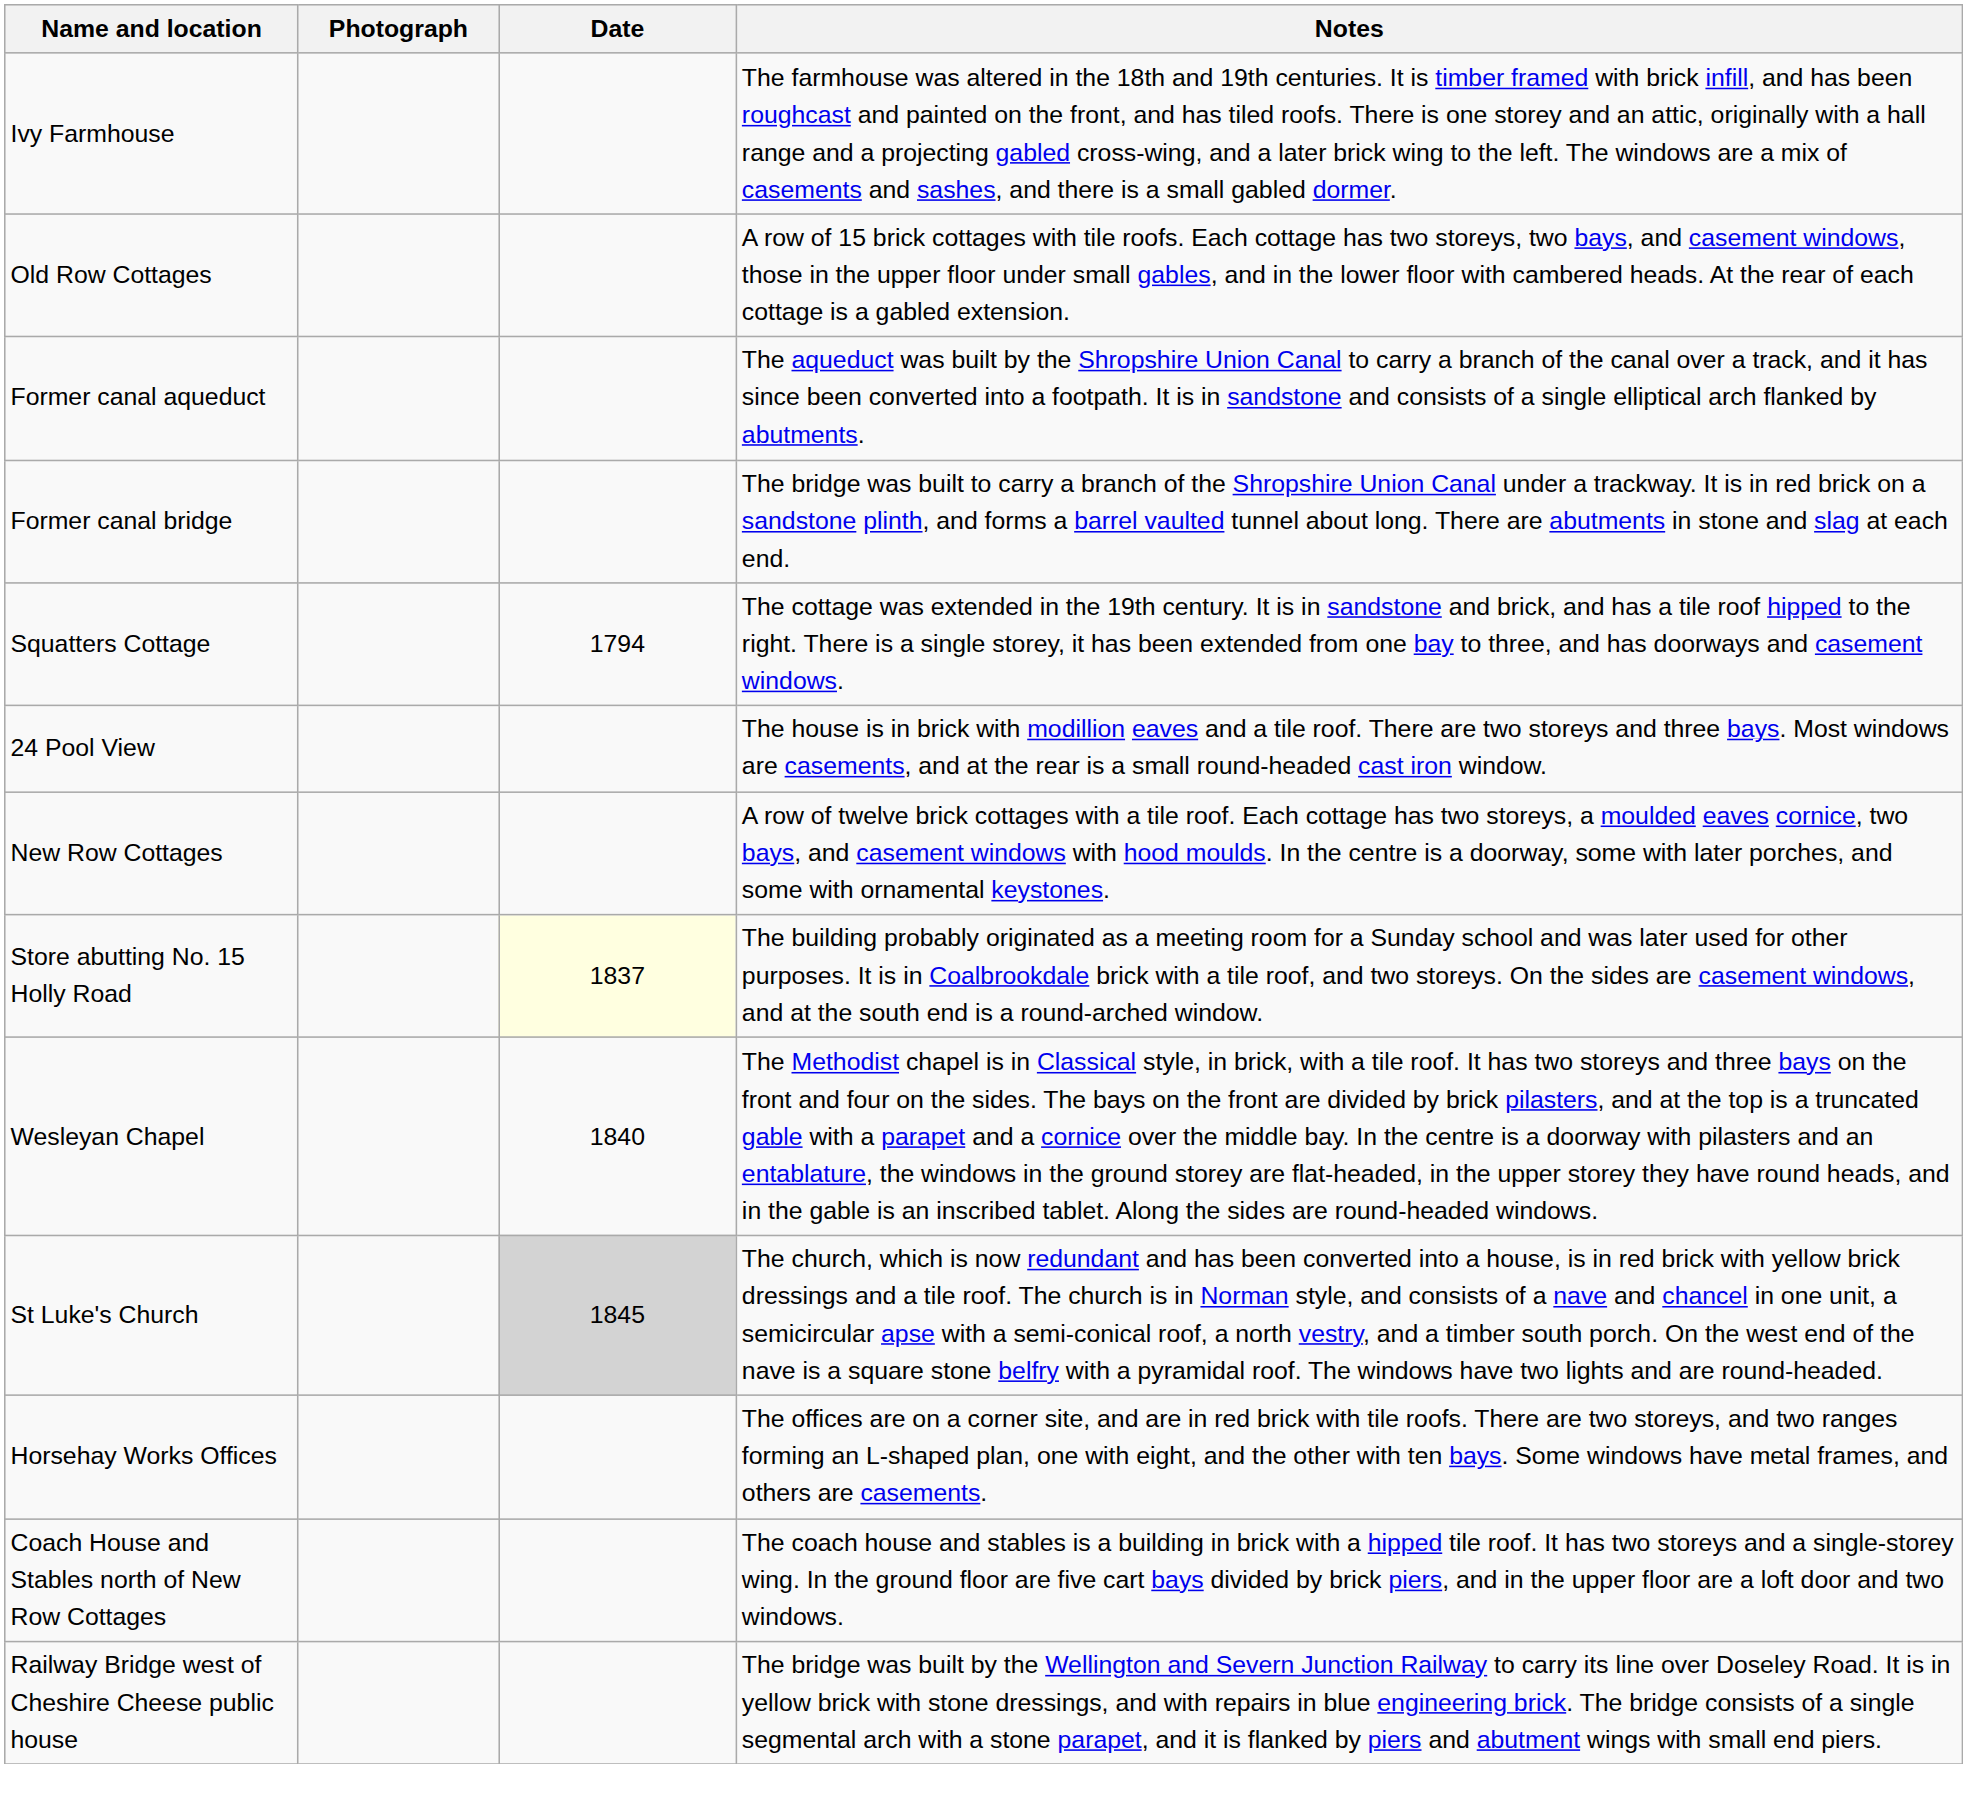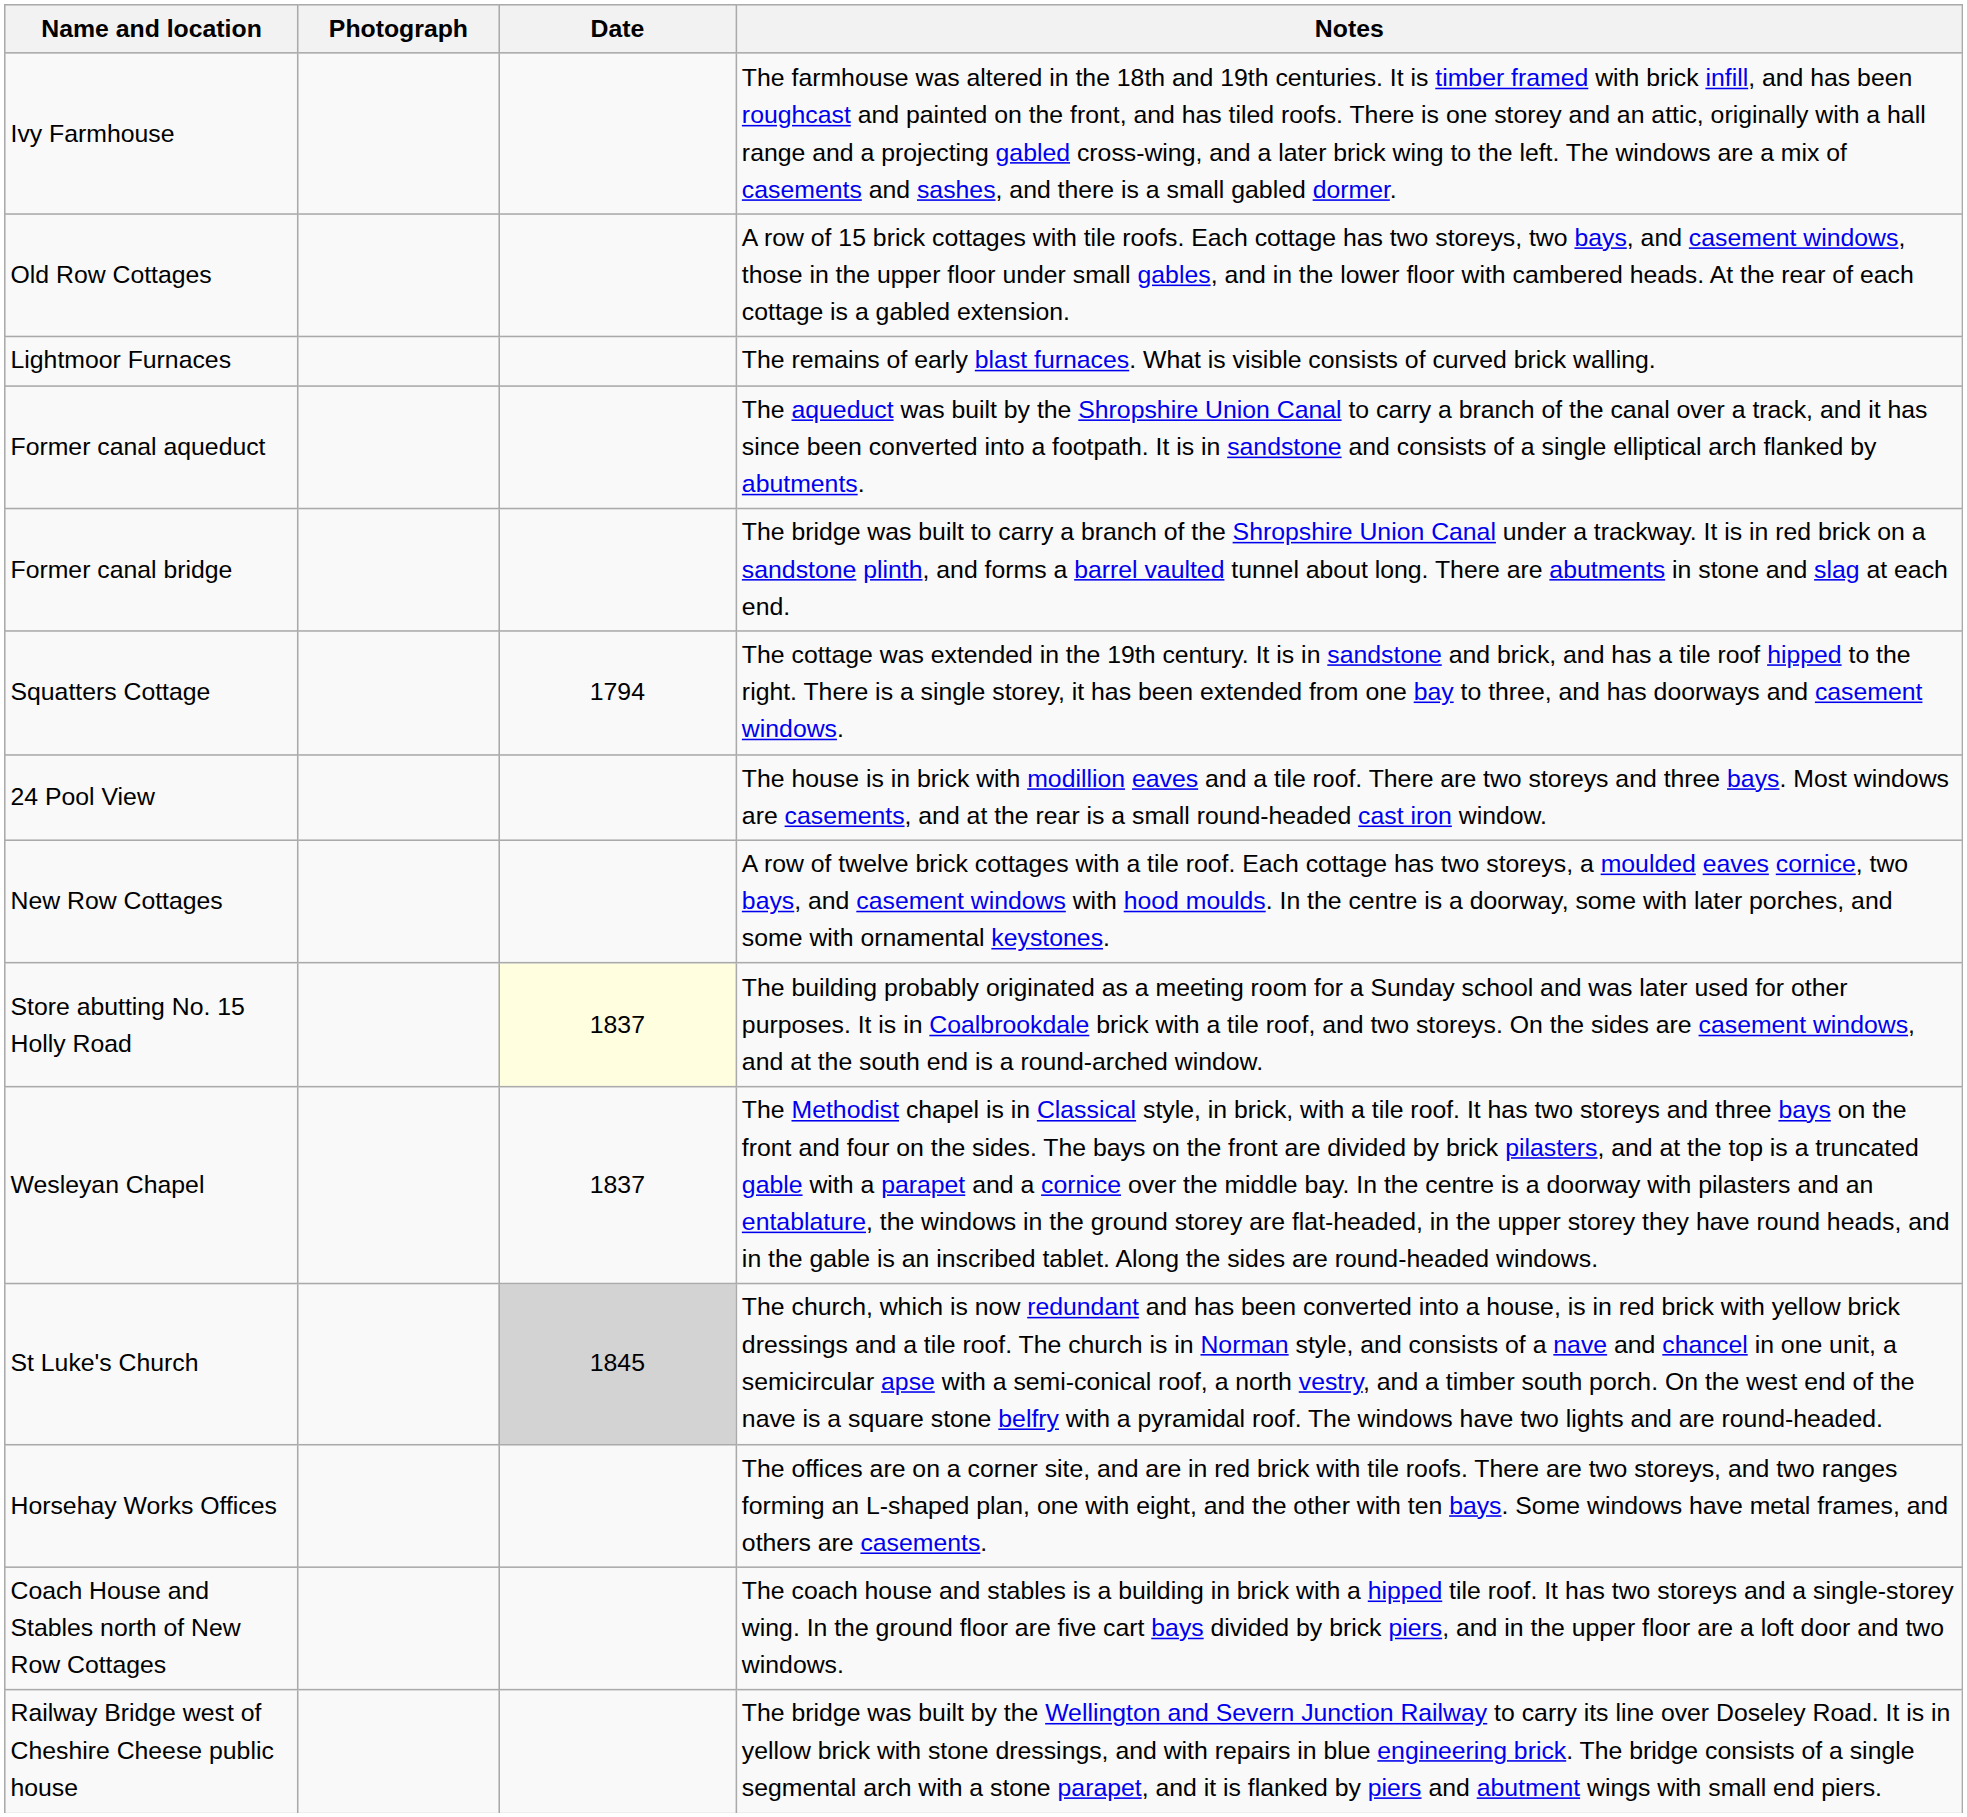+ row: (121, 360)
(617, 1136) 1840 -> (617, 1184) 1837
